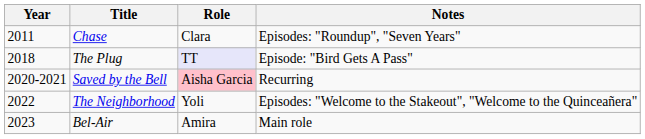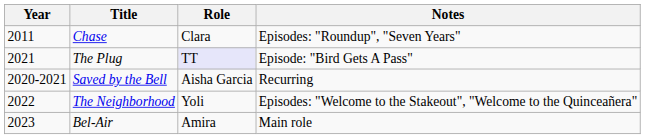(21, 58) 2018 -> (21, 58) 2021
(217, 79) pink background -> (217, 79) no background
